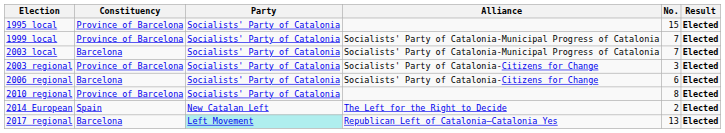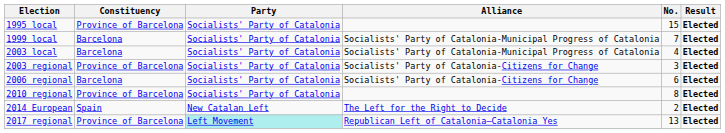(130, 39) Province of Barcelona -> (99, 39) Barcelona
(676, 53) 7 -> (676, 53) 4
(99, 121) Barcelona -> (130, 121) Province of Barcelona
